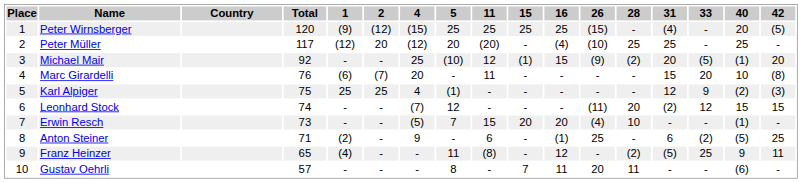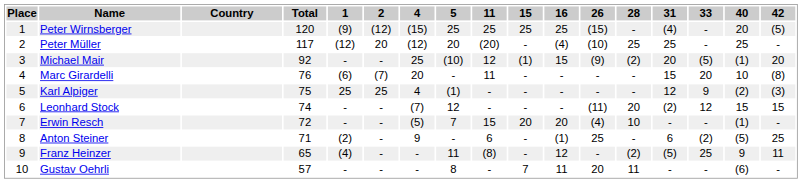(305, 122) 73 -> (305, 122) 72
